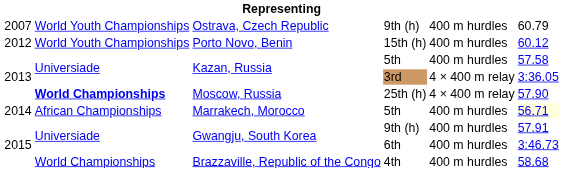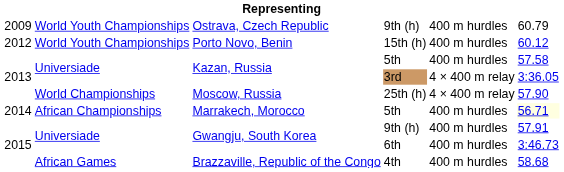(18, 26) 2007 -> (18, 26) 2009
(100, 94) bold -> (95, 94) normal
(95, 161) World Championships -> (76, 161) African Games
